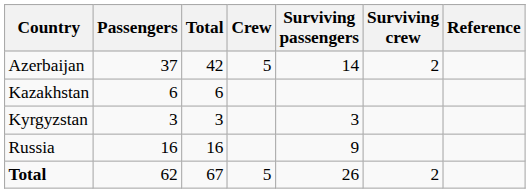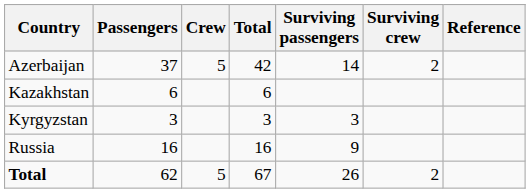columns swapped: (251, 27) <-> (205, 27)
